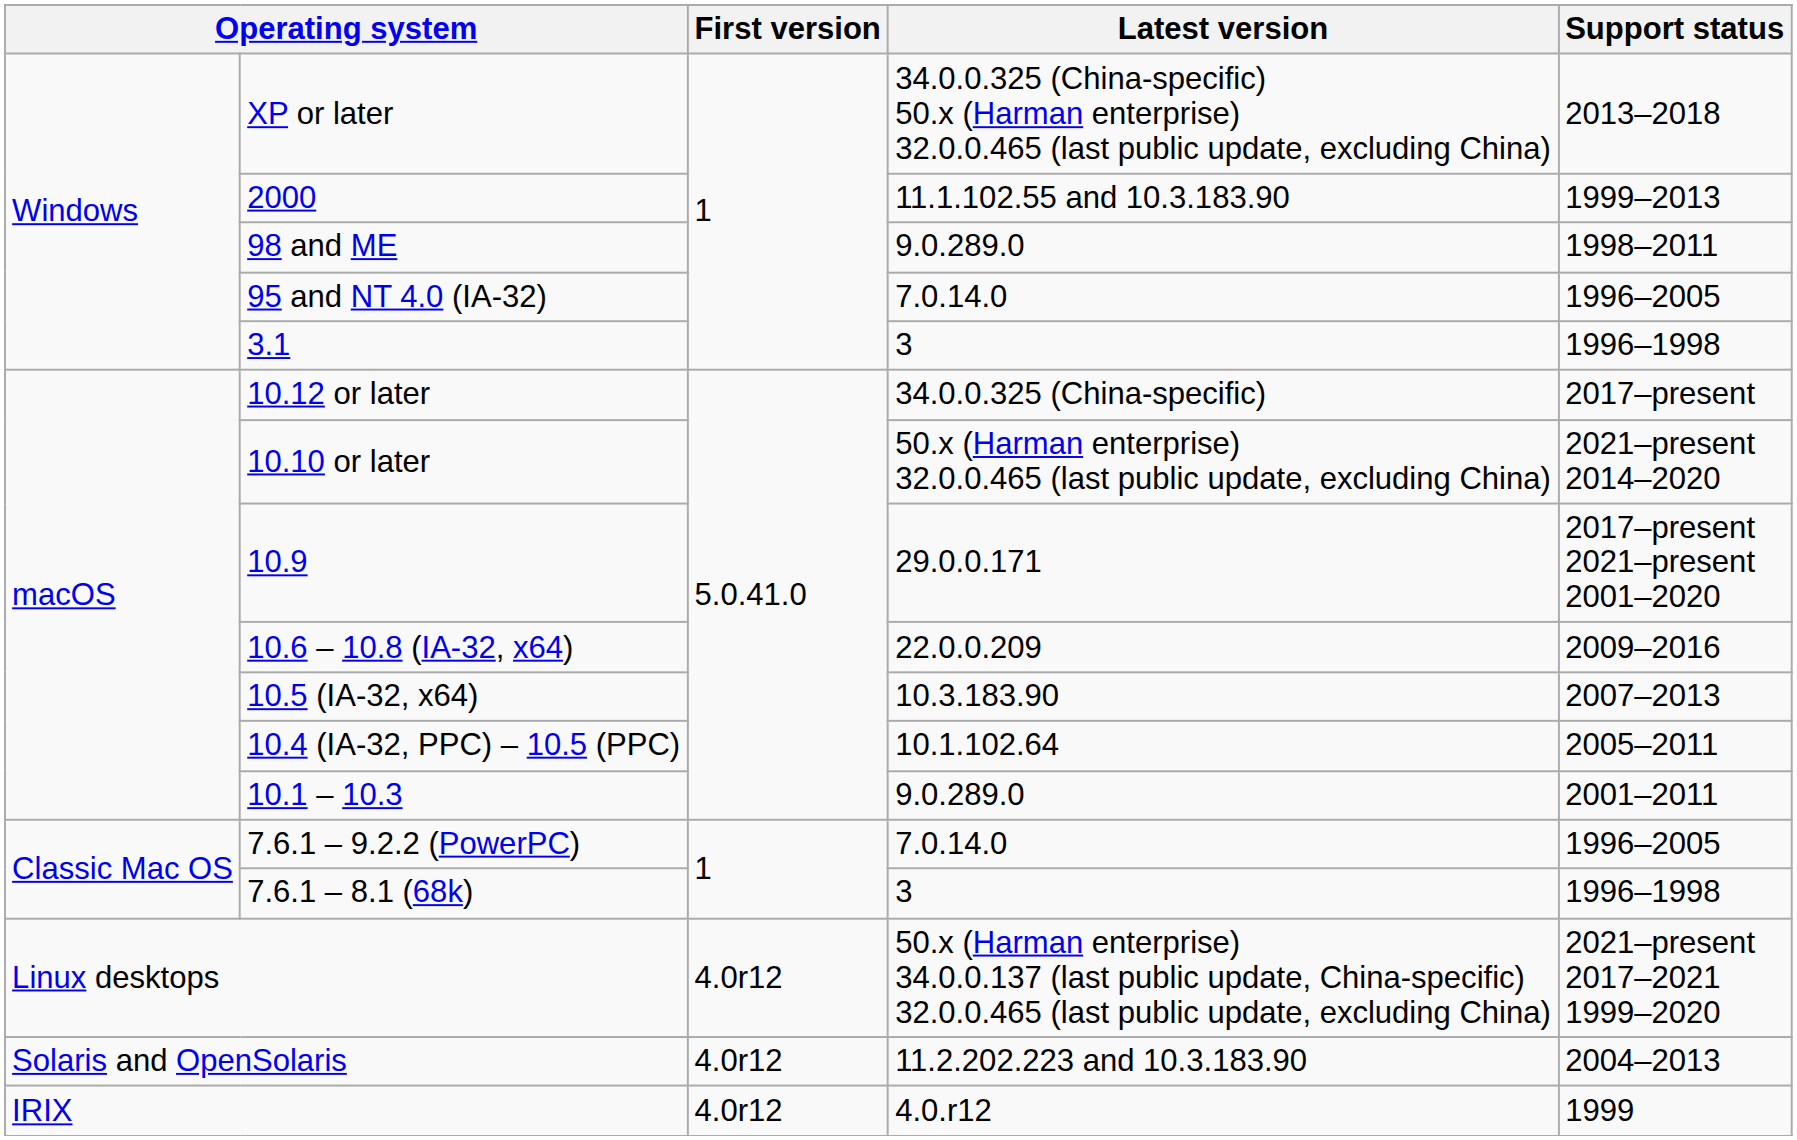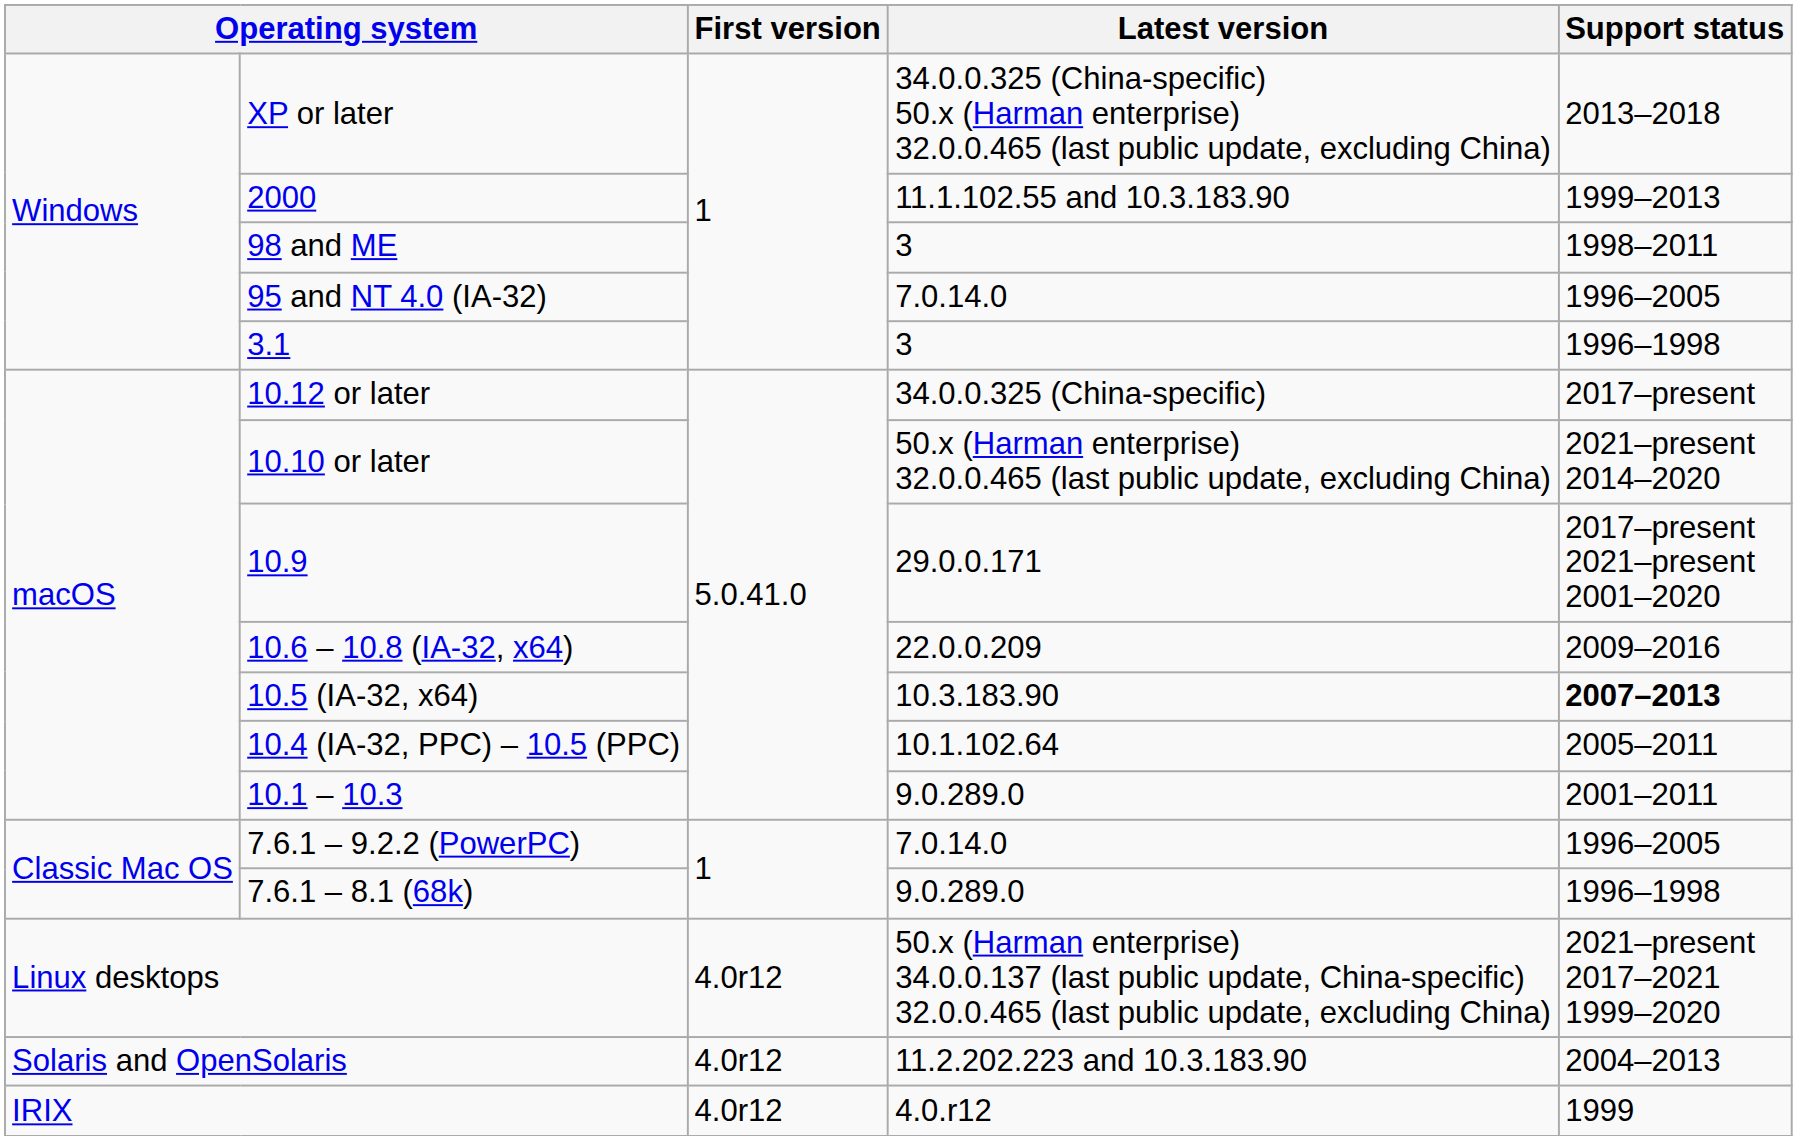(960, 246) 9.0.289.0 -> (904, 246) 3
(1643, 695) normal -> (1643, 695) bold
(904, 892) 3 -> (960, 892) 9.0.289.0
